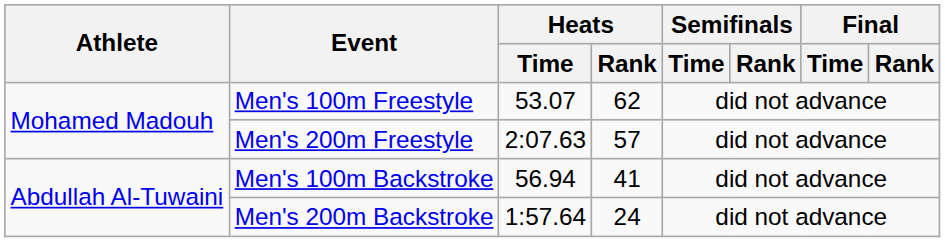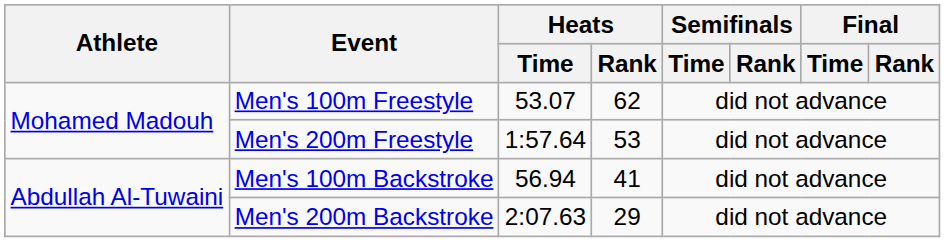(545, 140) 2:07.63 -> (545, 140) 1:57.64
(627, 140) 57 -> (627, 140) 53
(545, 217) 1:57.64 -> (545, 217) 2:07.63
(627, 217) 24 -> (627, 217) 29
